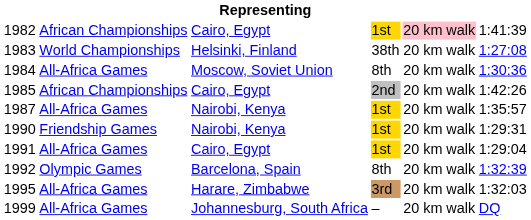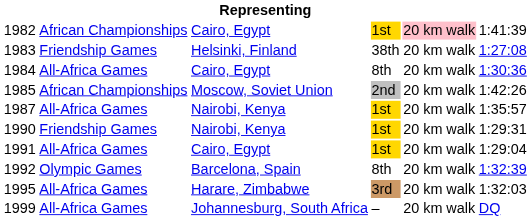(110, 50) World Championships -> (98, 50) Friendship Games
(262, 70) Moscow, Soviet Union -> (231, 70) Cairo, Egypt
(231, 90) Cairo, Egypt -> (262, 90) Moscow, Soviet Union
